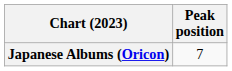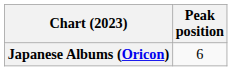(200, 54) 7 -> (200, 54) 6
